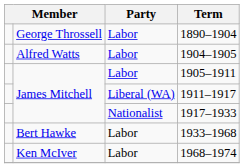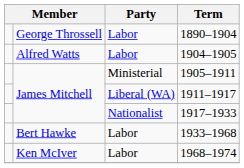(123, 73) Labor -> (135, 73) Ministerial
